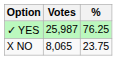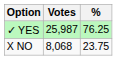(59, 47) 8,065 -> (59, 47) 8,068
